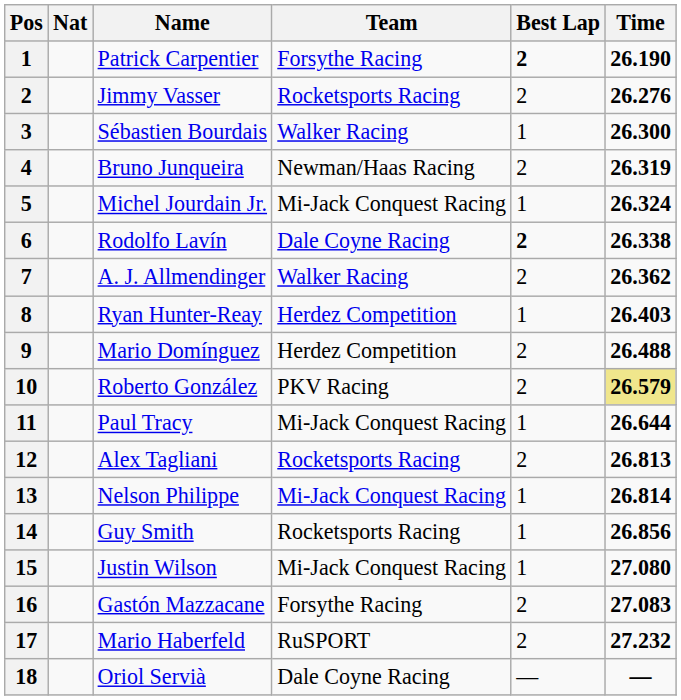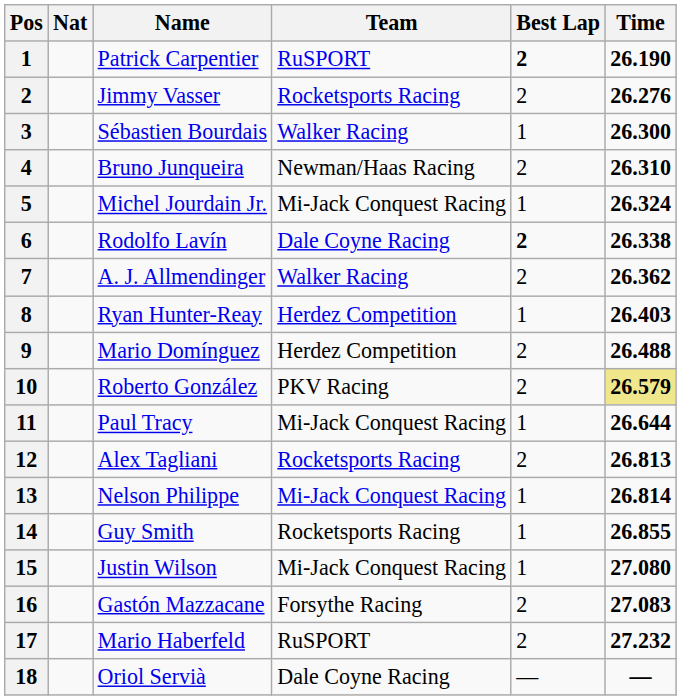(350, 59) Forsythe Racing -> (324, 59) RuSPORT
(641, 168) 26.319 -> (641, 168) 26.310
(641, 531) 26.856 -> (641, 531) 26.855
